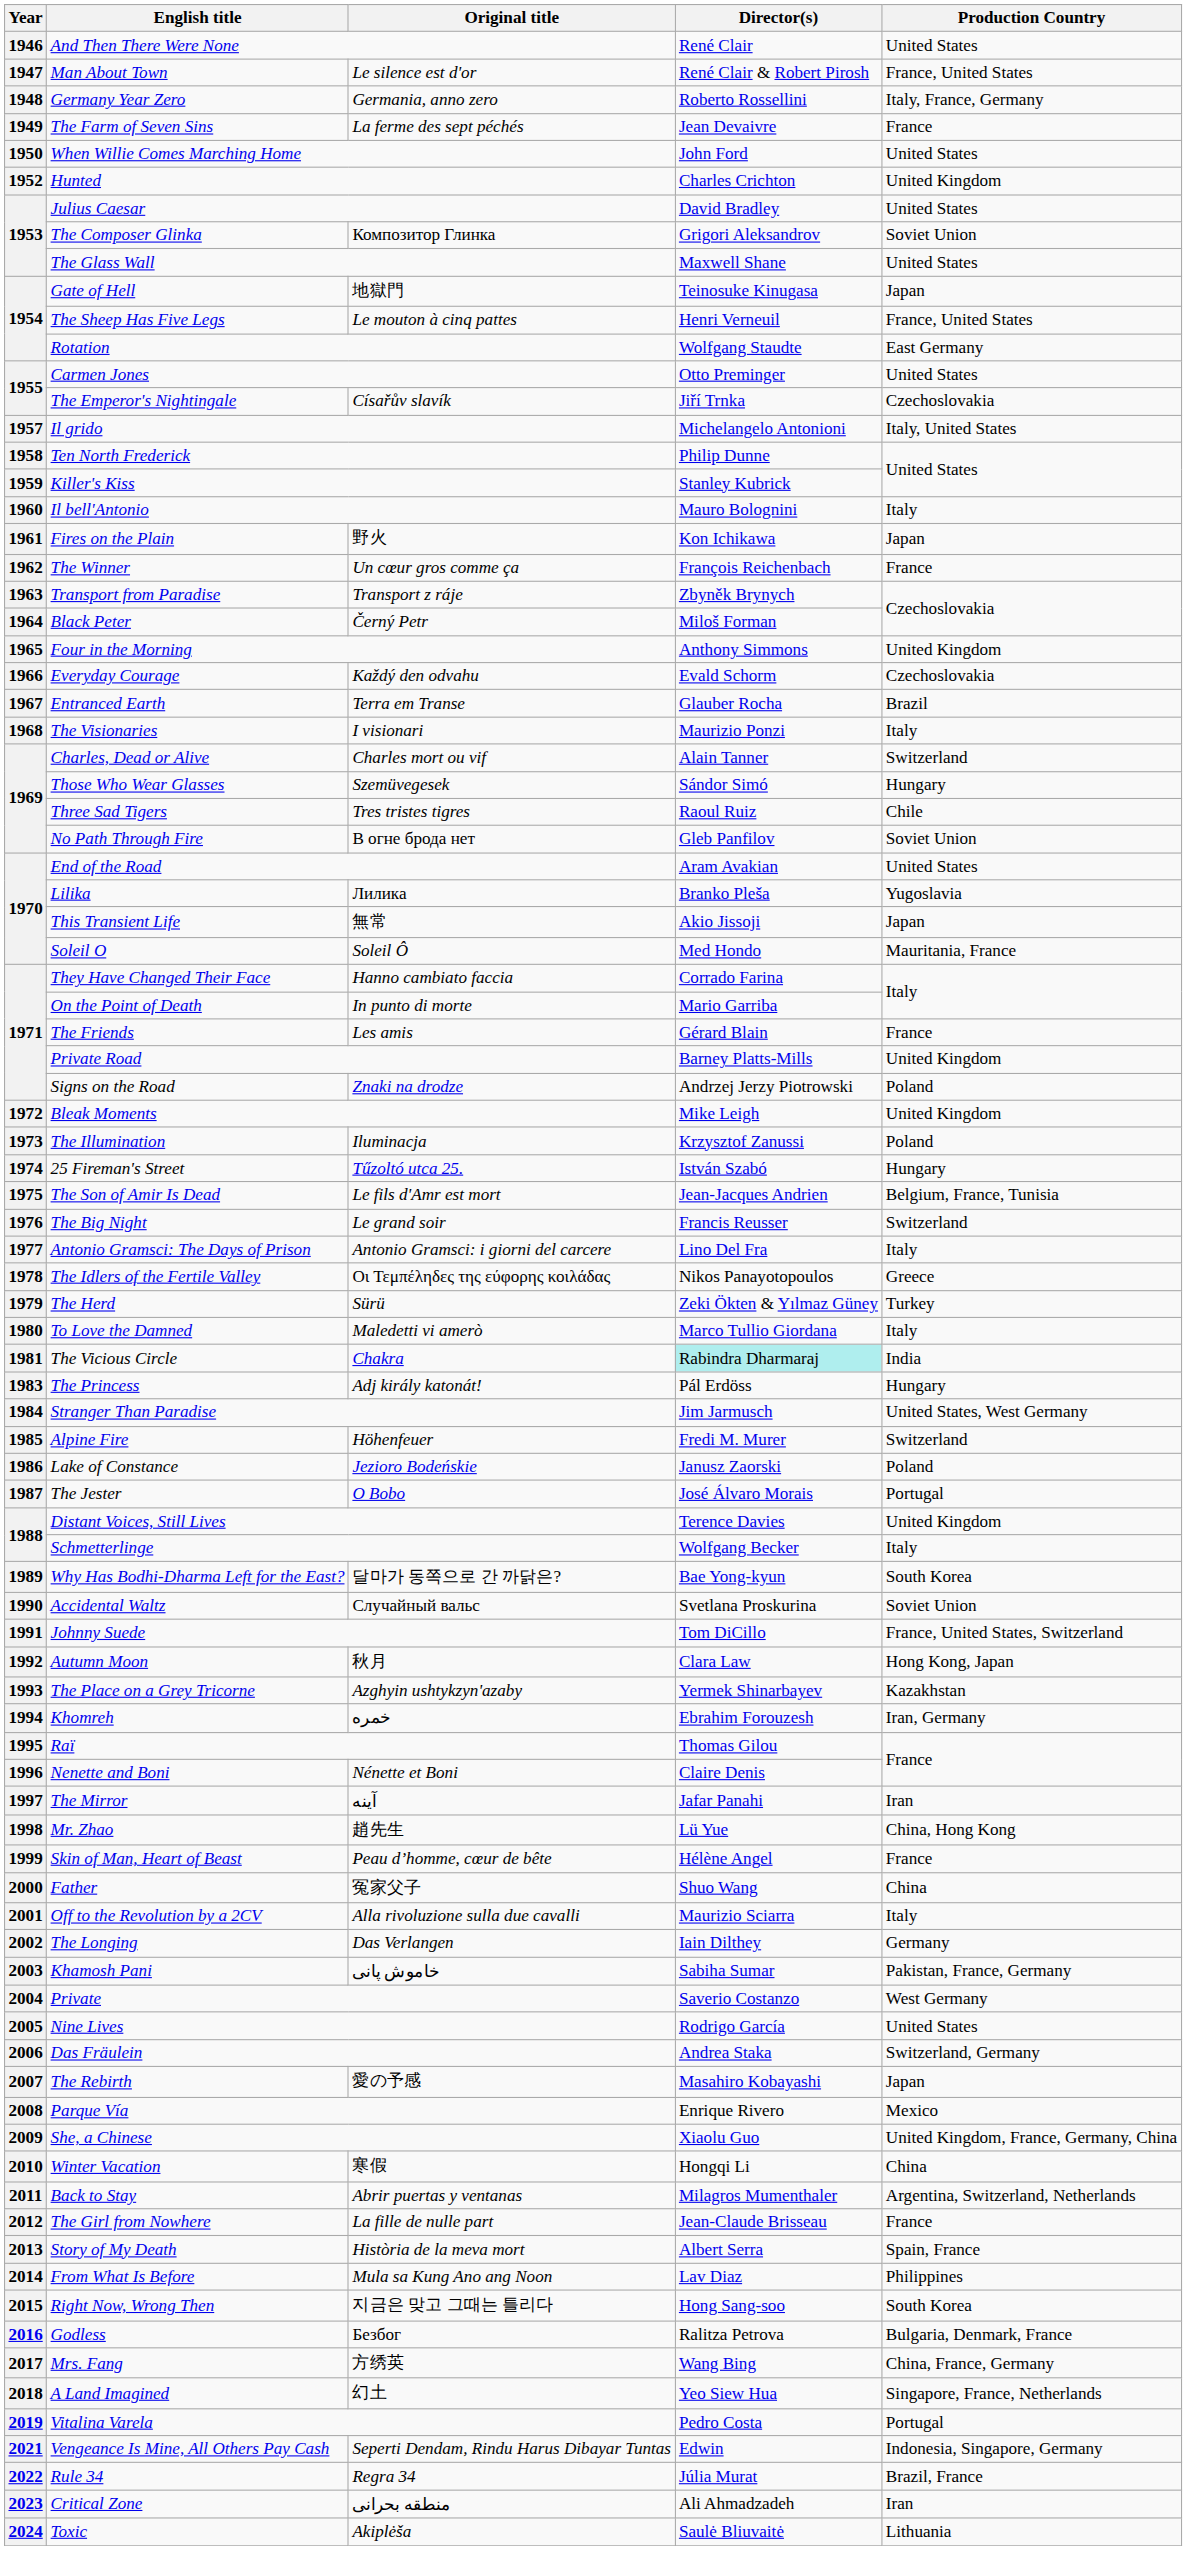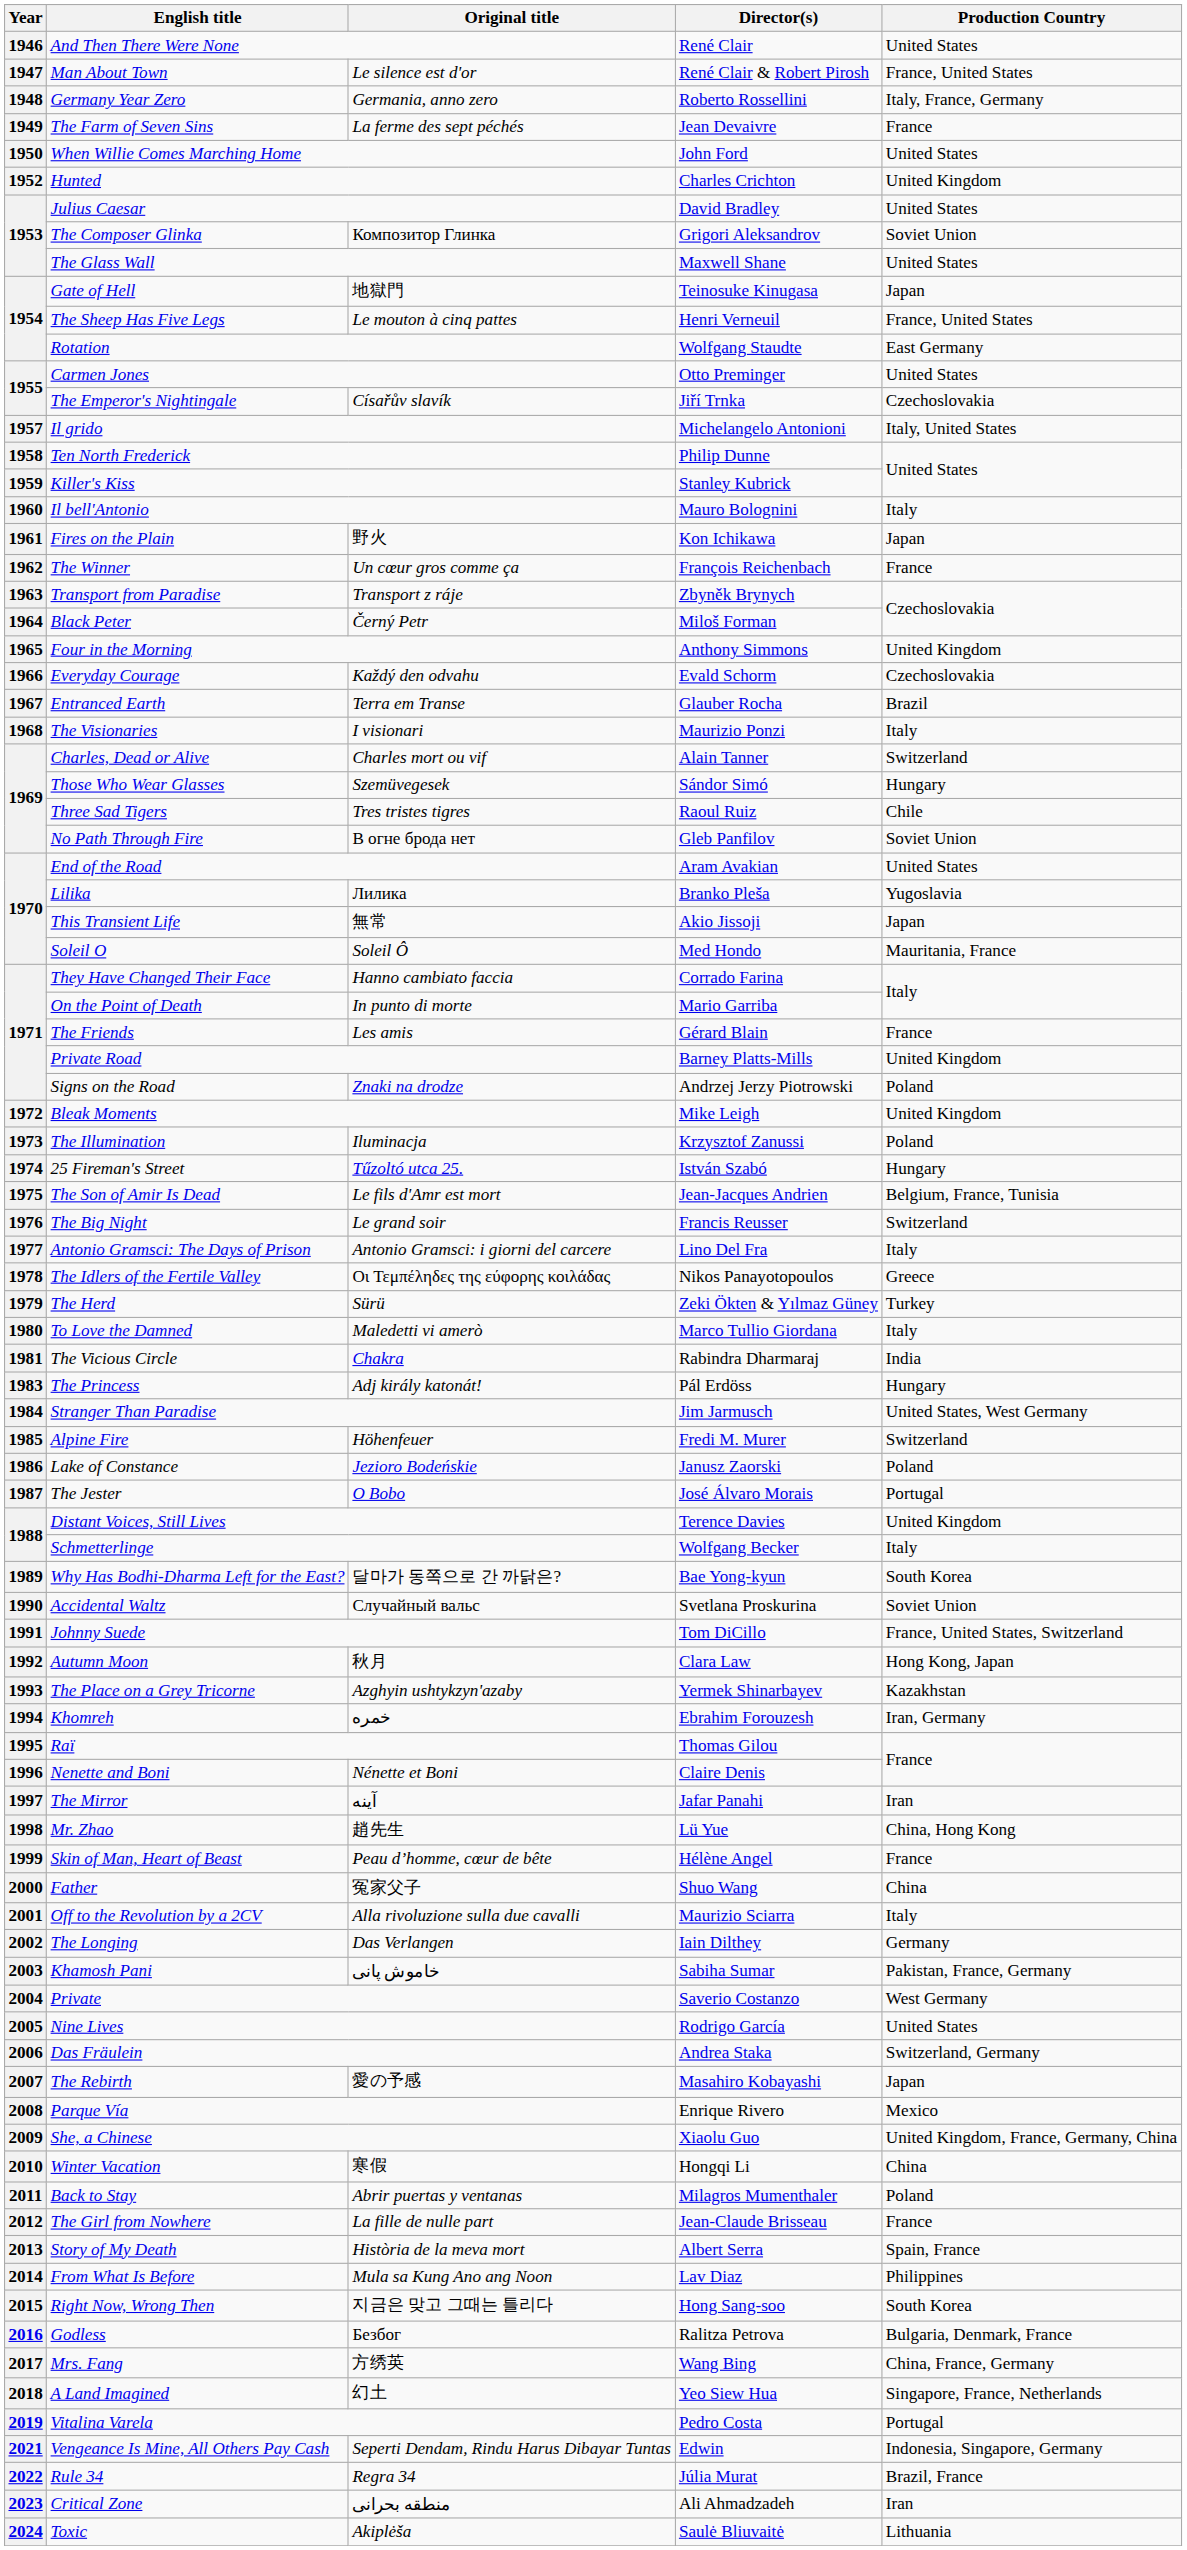(749, 1358) paleturquoise background -> (749, 1358) no background
(1011, 2195) Argentina, Switzerland, Netherlands -> (910, 2195) Poland
